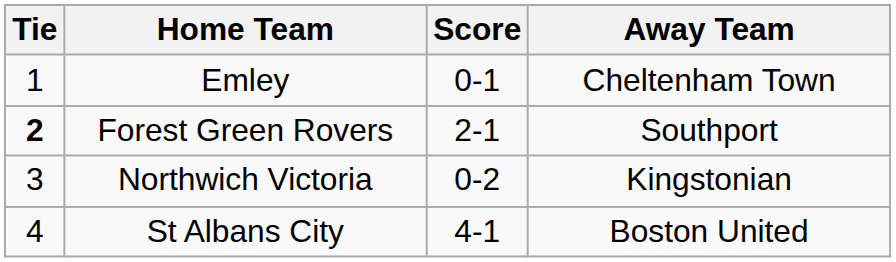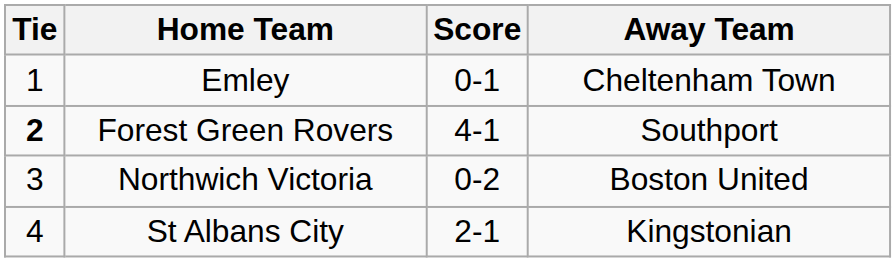(477, 130) 2-1 -> (477, 130) 4-1
(709, 180) Kingstonian -> (709, 180) Boston United
(477, 230) 4-1 -> (477, 230) 2-1
(709, 230) Boston United -> (709, 230) Kingstonian
